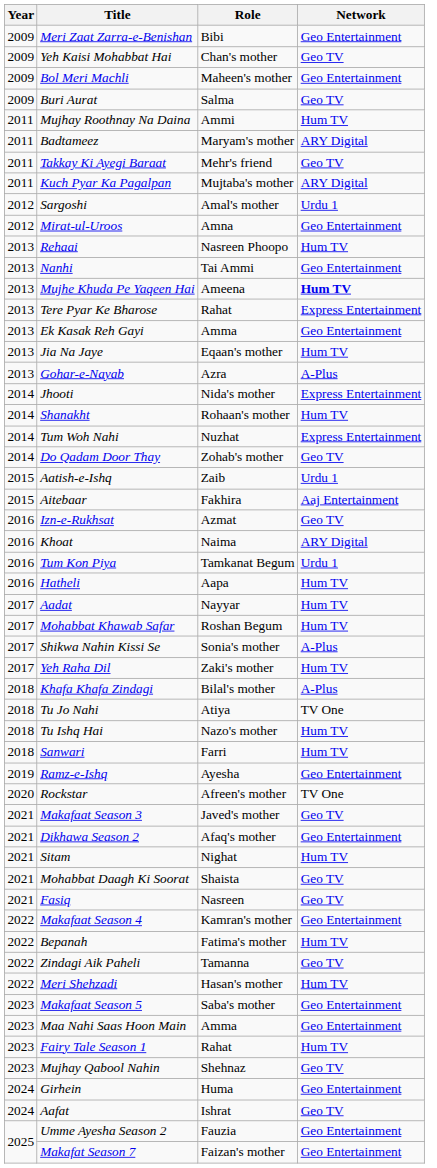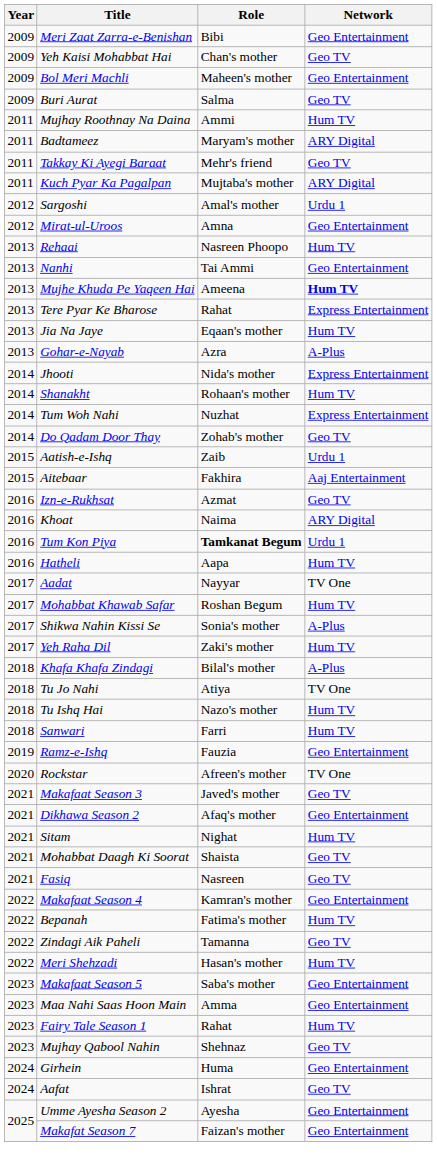- row: (92, 330)
(248, 562) normal -> (251, 541) bold
(324, 604) Hum TV -> (329, 583) TV One
(220, 773) Ayesha -> (218, 752) Fauzia
(218, 1131) Fauzia -> (220, 1110) Ayesha
